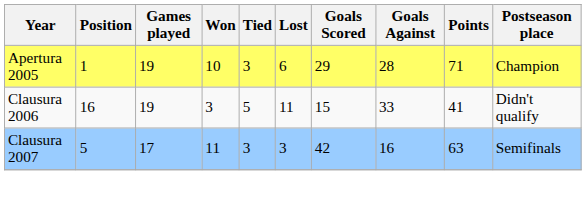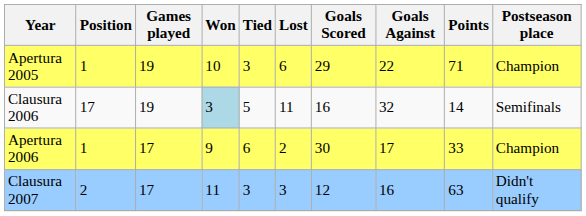(387, 66) 28 -> (387, 66) 22
(87, 107) 16 -> (87, 107) 17
(209, 107) no background -> (209, 107) lightblue background
(322, 107) 15 -> (322, 107) 16
(387, 107) 33 -> (387, 107) 32
(456, 107) 41 -> (456, 107) 14
(517, 107) Didn't qualify -> (528, 107) Semifinals
+ row: (35, 148)
(83, 148) 5 -> (83, 189) 2
(322, 148) 42 -> (322, 189) 12
(528, 148) Semifinals -> (517, 189) Didn't qualify
